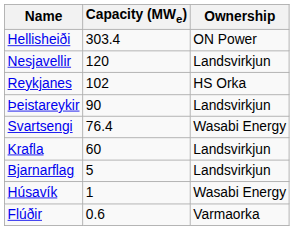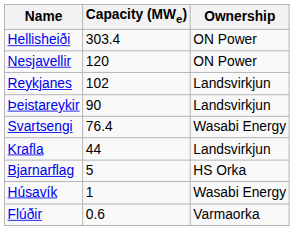(232, 61) Landsvirkjun -> (225, 61) ON Power
(220, 83) HS Orka -> (232, 83) Landsvirkjun
(93, 149) 60 -> (93, 149) 44
(232, 170) Landsvirkjun -> (220, 170) HS Orka
